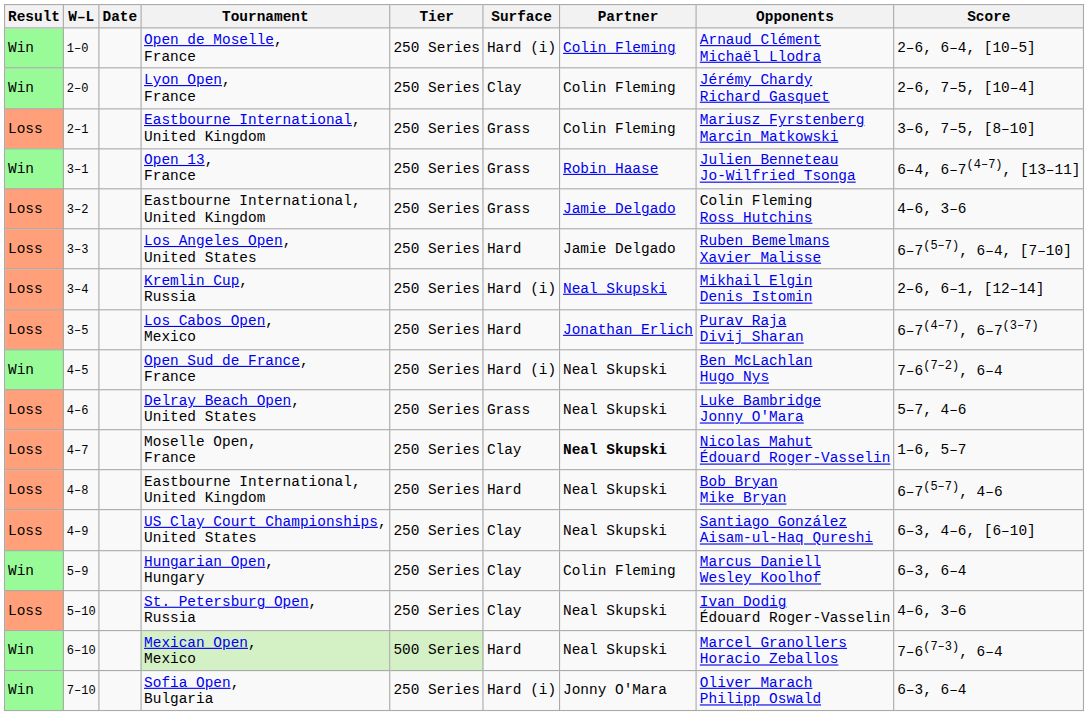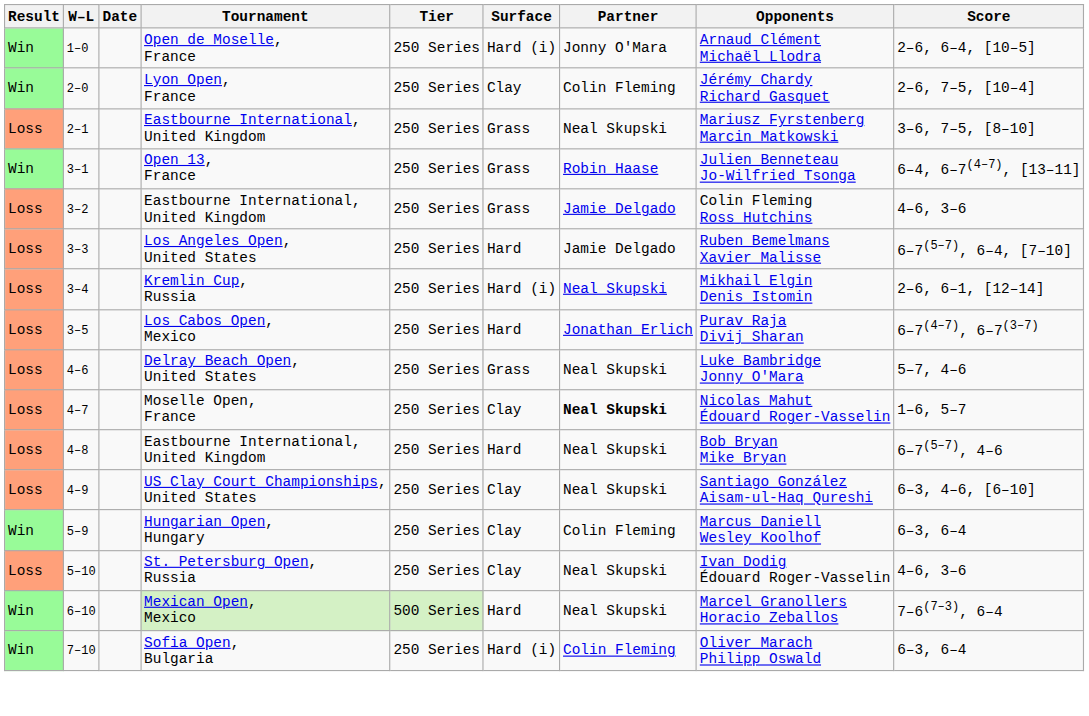(619, 48) Colin Fleming -> (615, 48) Jonny O'Mara
(619, 128) Colin Fleming -> (615, 128) Neal Skupski
- row: (78, 370)
(615, 691) Jonny O'Mara -> (619, 651) Colin Fleming
